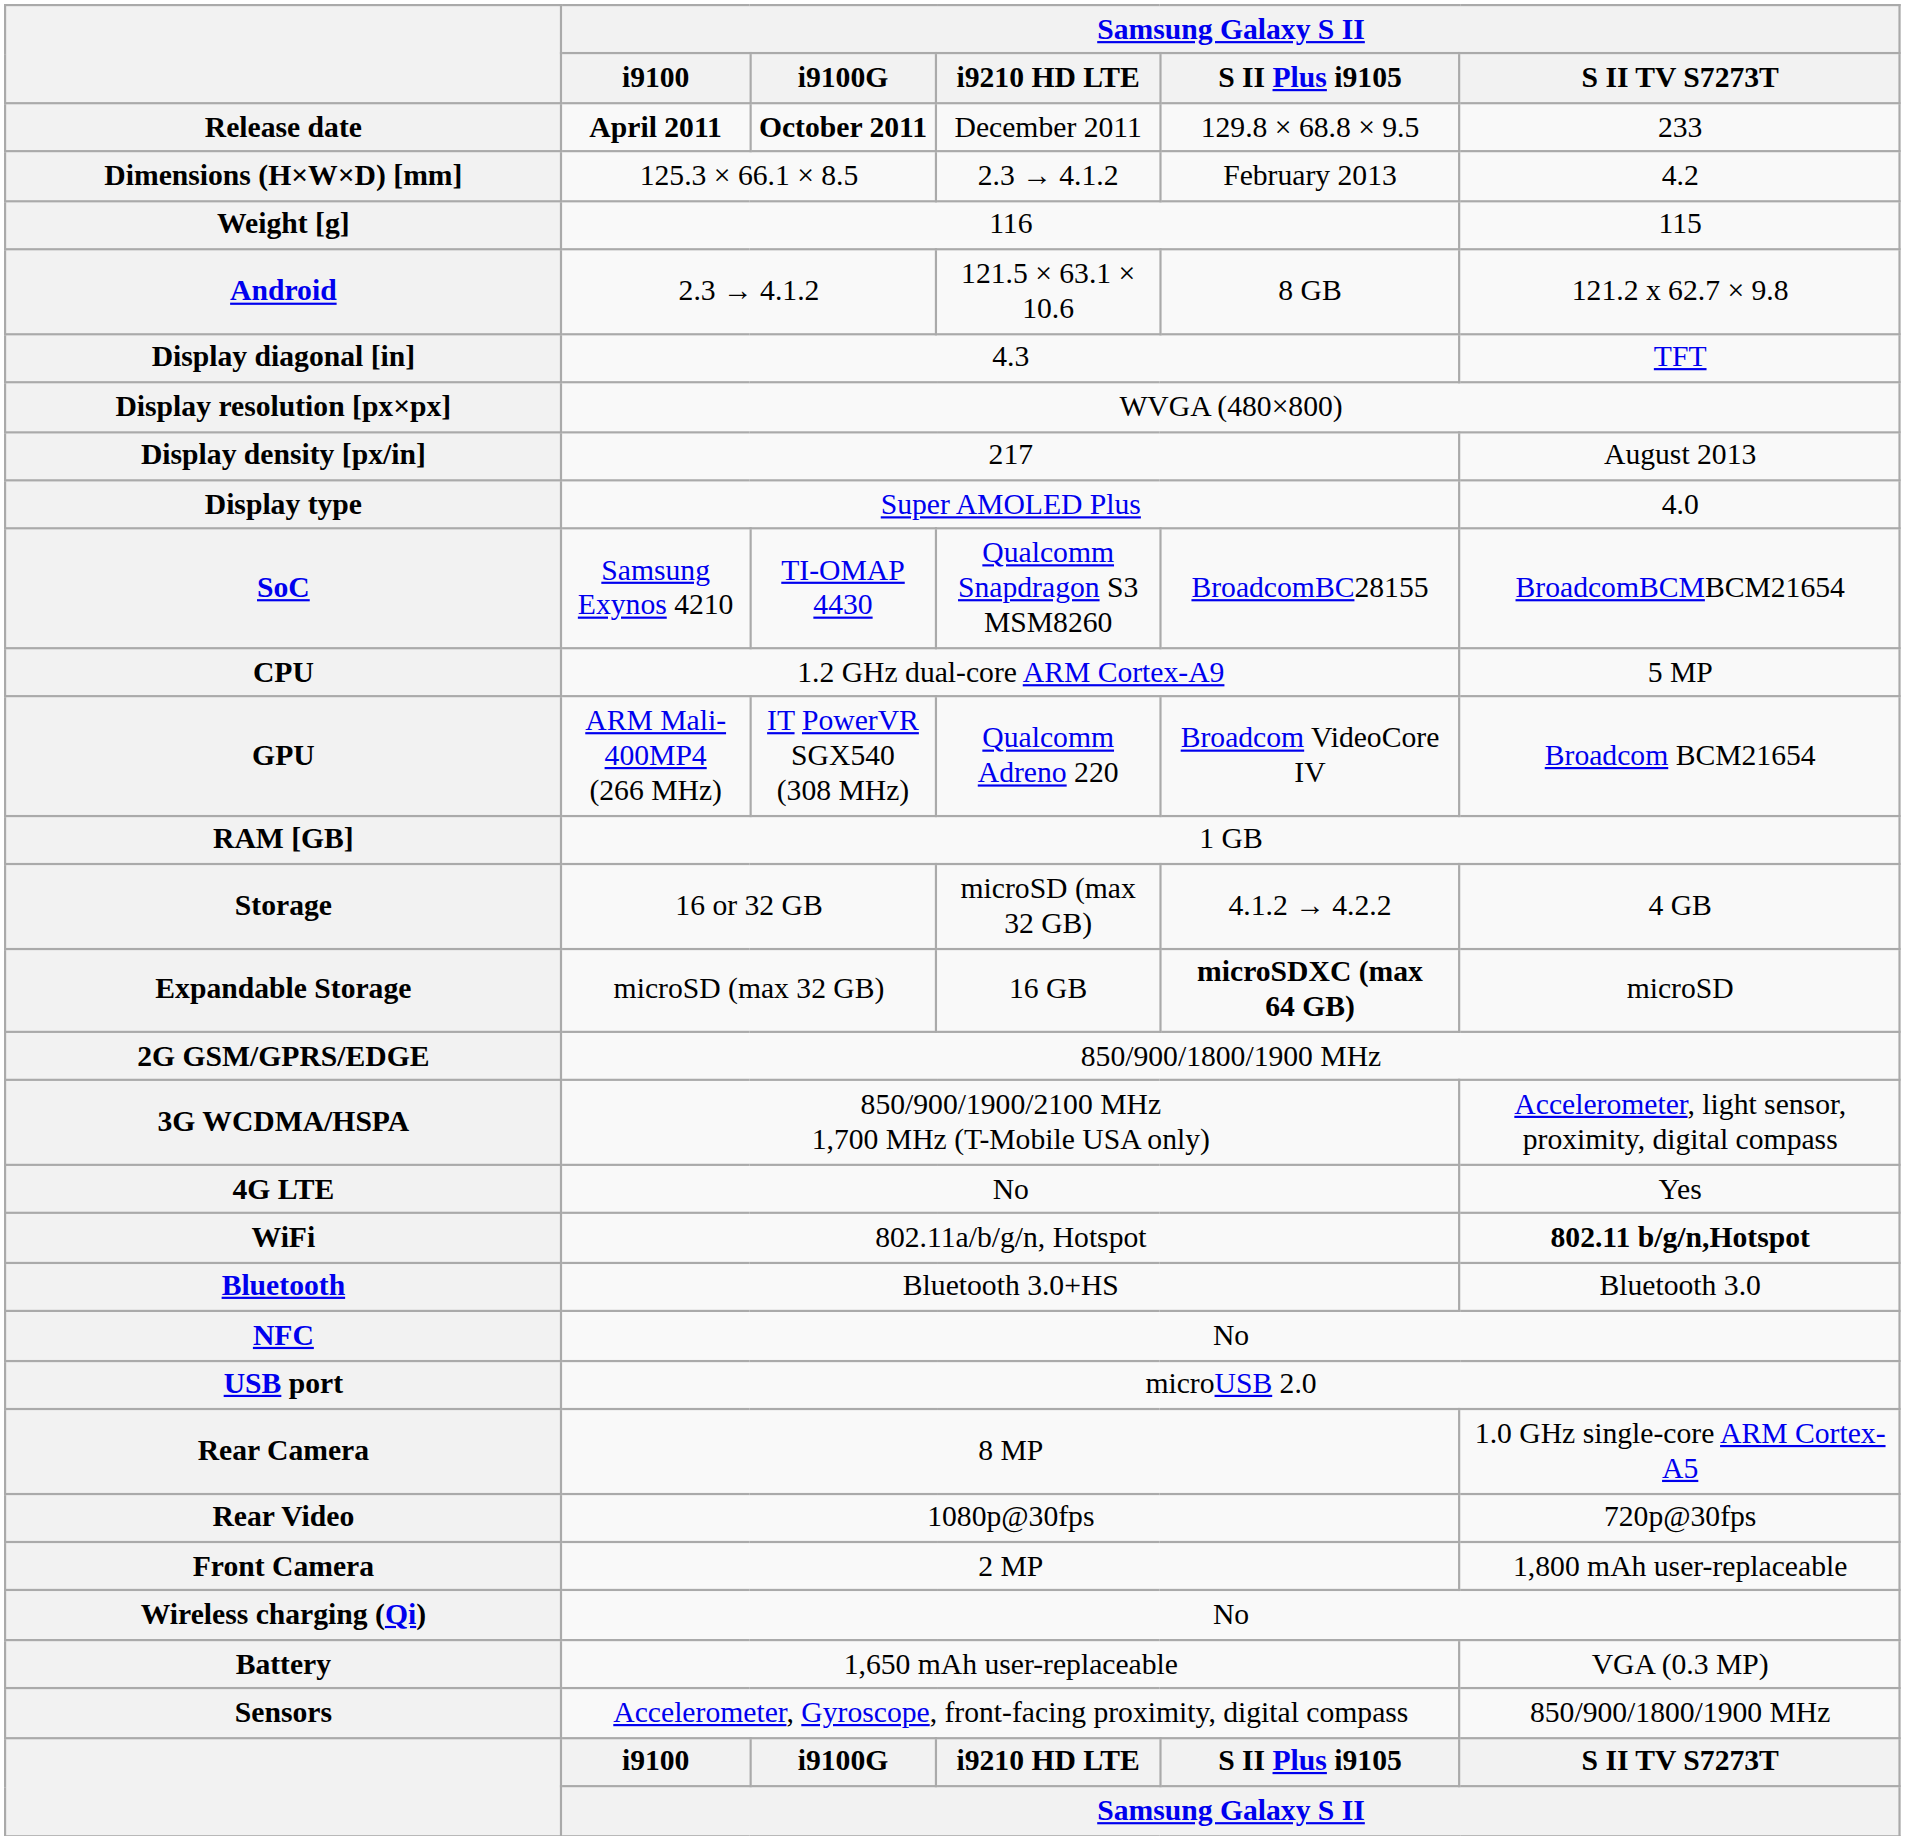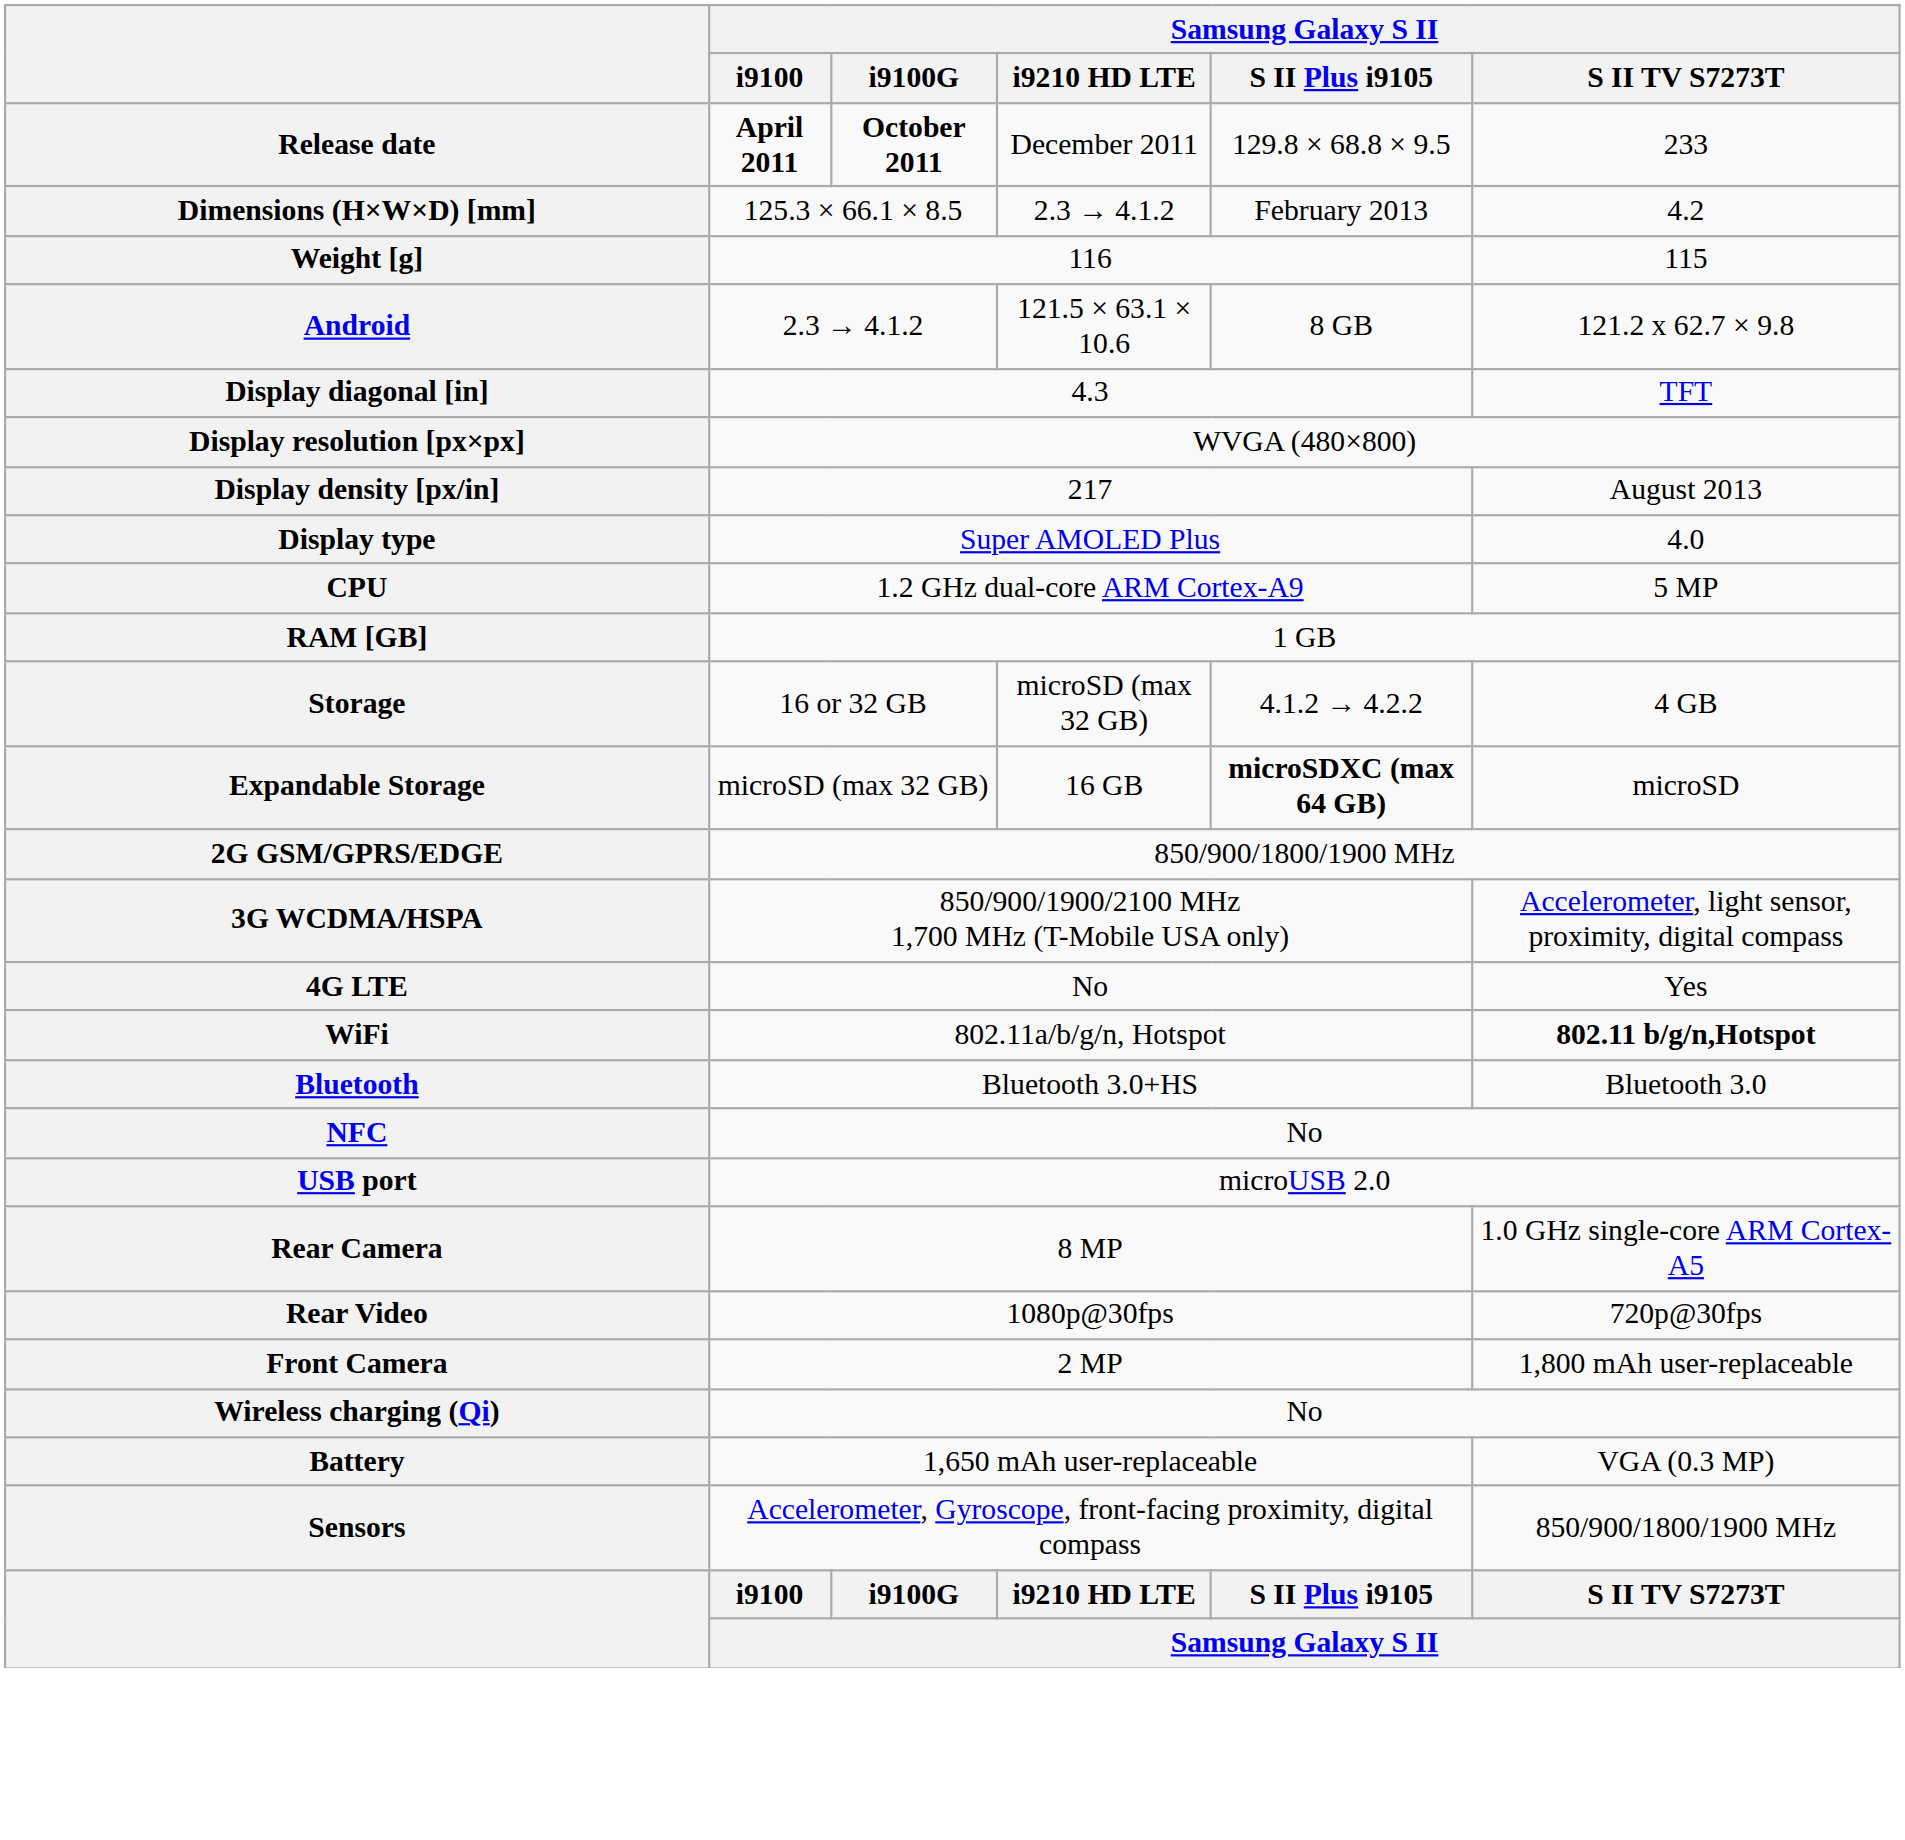- row: (283, 587)
- row: (283, 755)
